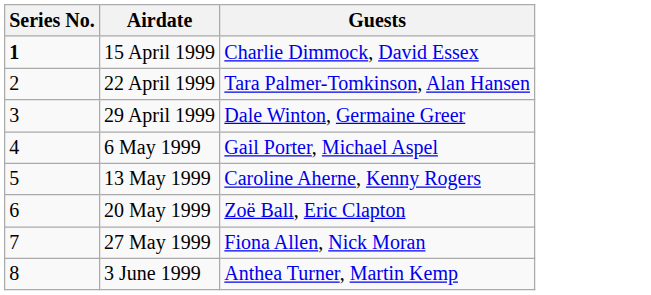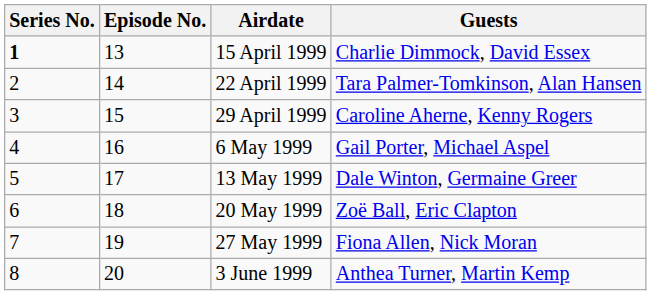+ column: (155, 20)
(345, 115) Dale Winton, Germaine Greer -> (464, 115) Caroline Aherne, Kenny Rogers
(353, 178) Caroline Aherne, Kenny Rogers -> (456, 178) Dale Winton, Germaine Greer
